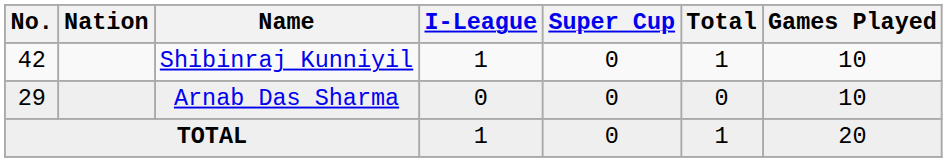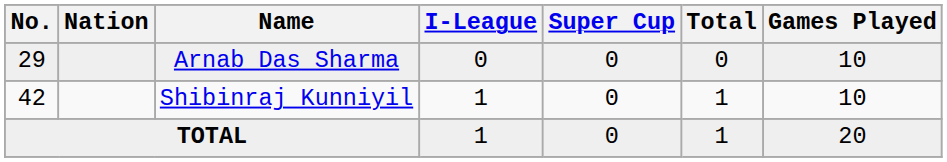rows swapped: (287, 62) <-> (287, 100)
